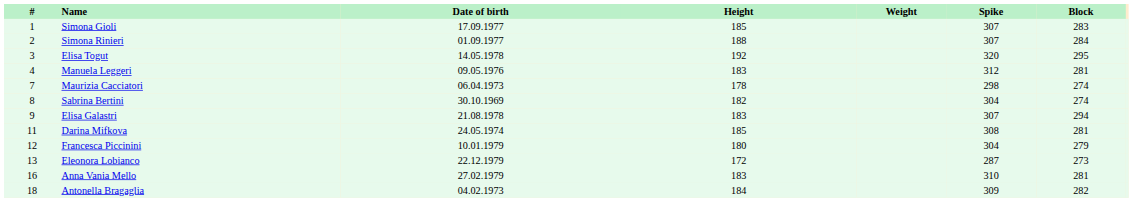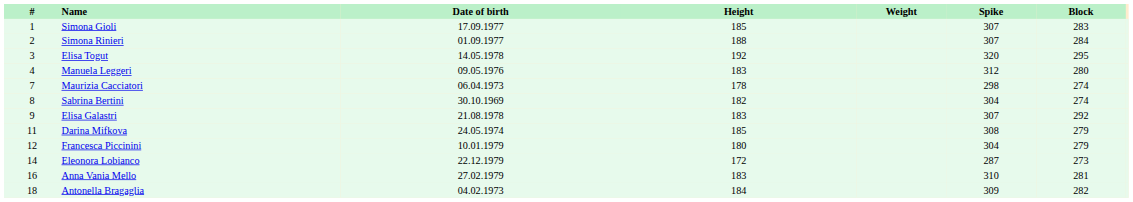(1081, 71) 281 -> (1081, 71) 280
(1081, 115) 294 -> (1081, 115) 292
(1081, 130) 281 -> (1081, 130) 279
(32, 160) 13 -> (32, 160) 14
